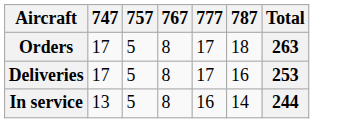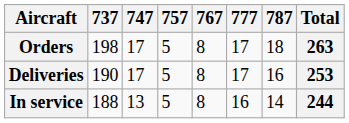+ column: (105, 18)
